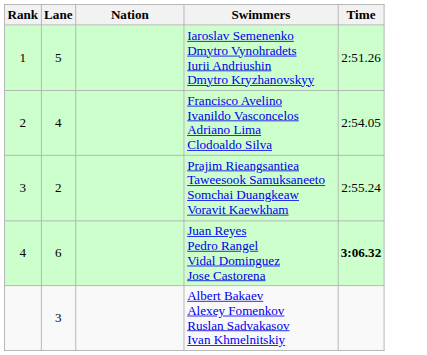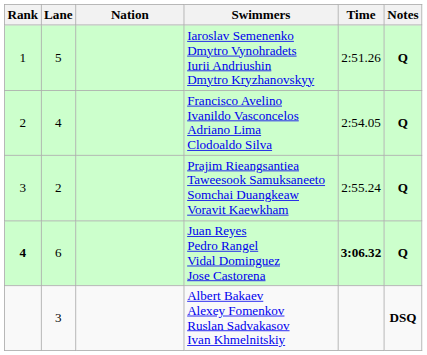+ column: (403, 14)
(23, 253) normal -> (23, 253) bold
